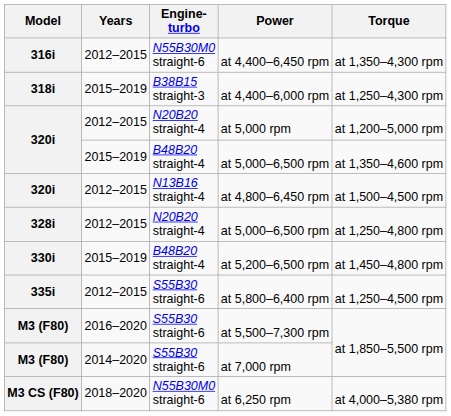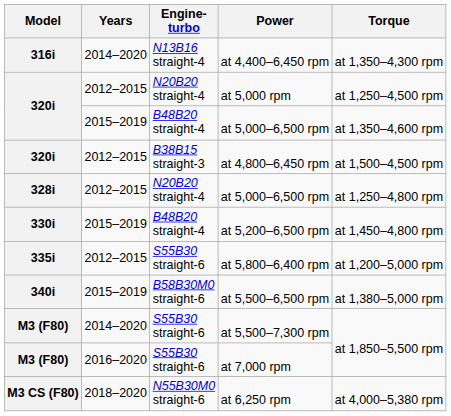(116, 55) 2012–2015 -> (116, 55) 2014–2020
(184, 55) N55B30M0 straight-6 -> (179, 55) N13B16 straight-4
- row: (43, 89)
(389, 129) at 1,200–5,000 rpm -> (389, 96) at 1,250–4,500 rpm
(179, 190) N13B16 straight-4 -> (179, 156) B38B15 straight-3
(389, 299) at 1,250–4,500 rpm -> (389, 265) at 1,200–5,000 rpm
+ row: (43, 292)
(116, 325) 2016–2020 -> (116, 325) 2014–2020
(116, 359) 2014–2020 -> (116, 359) 2016–2020
